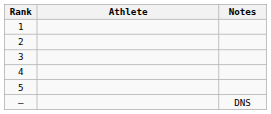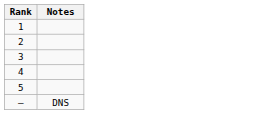- column: (128, 12)
